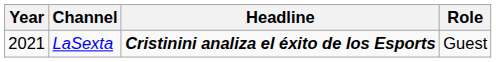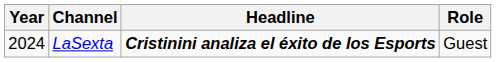(27, 43) 2021 -> (27, 43) 2024
